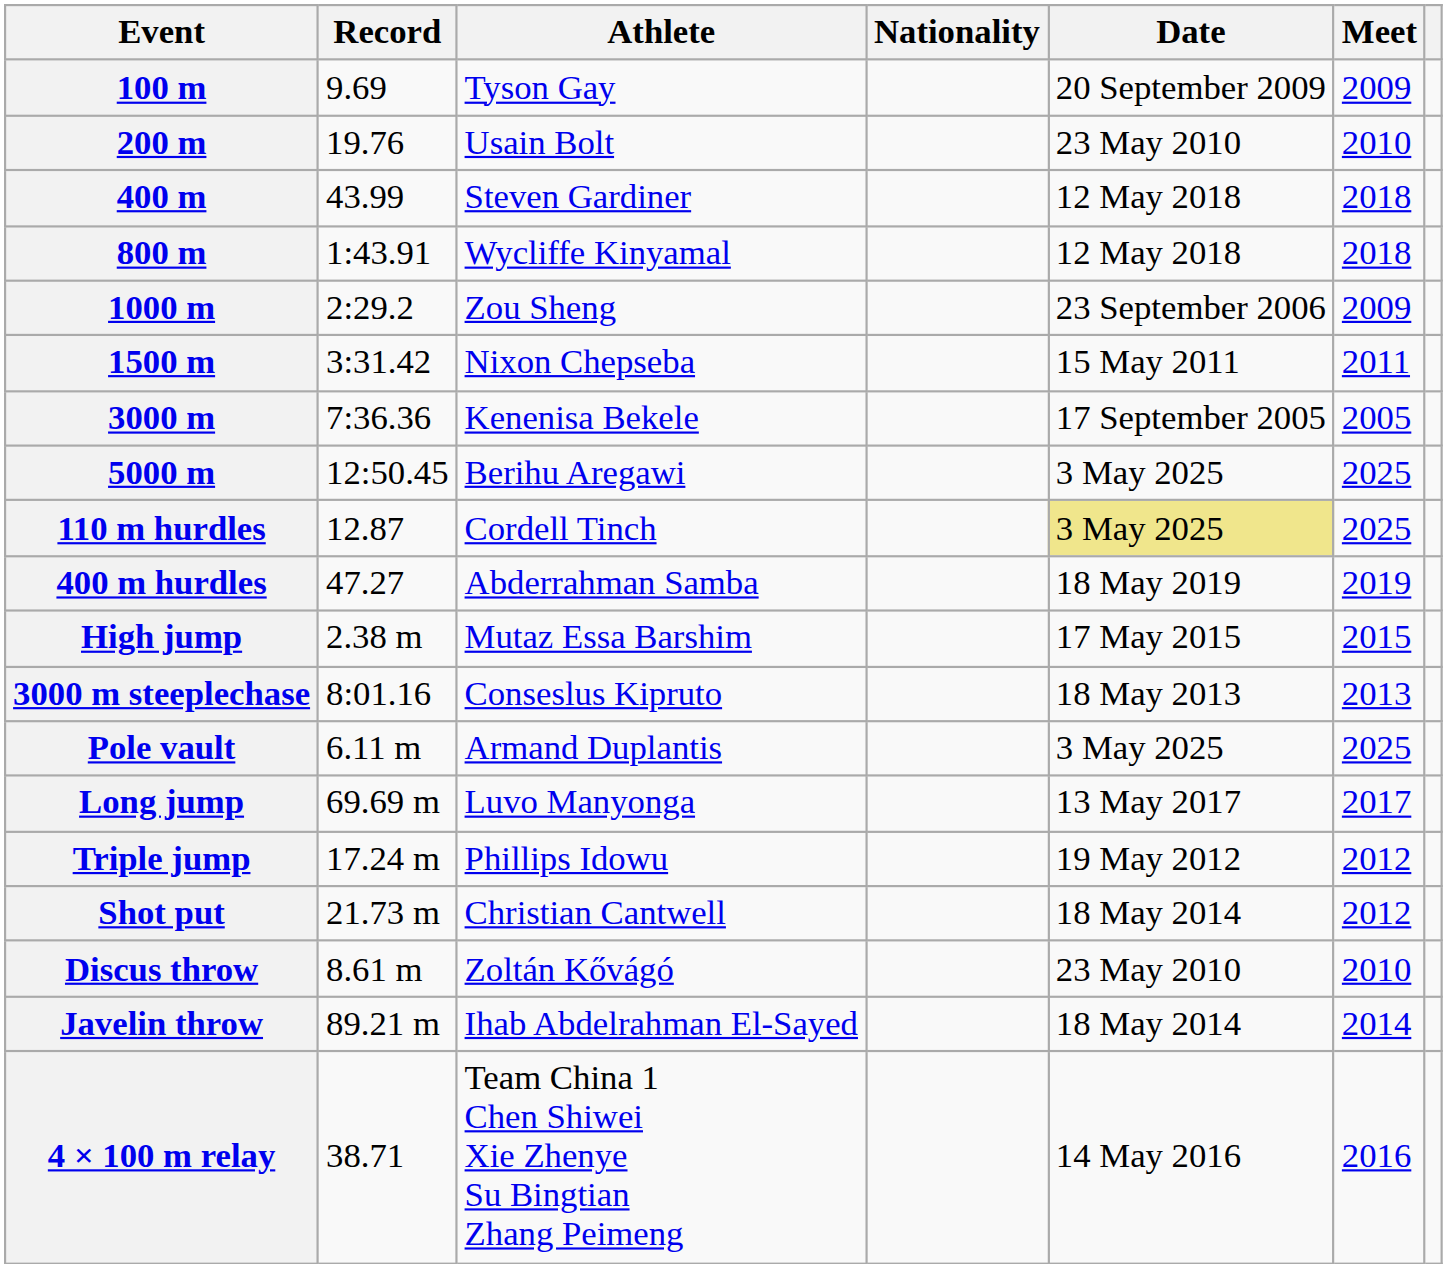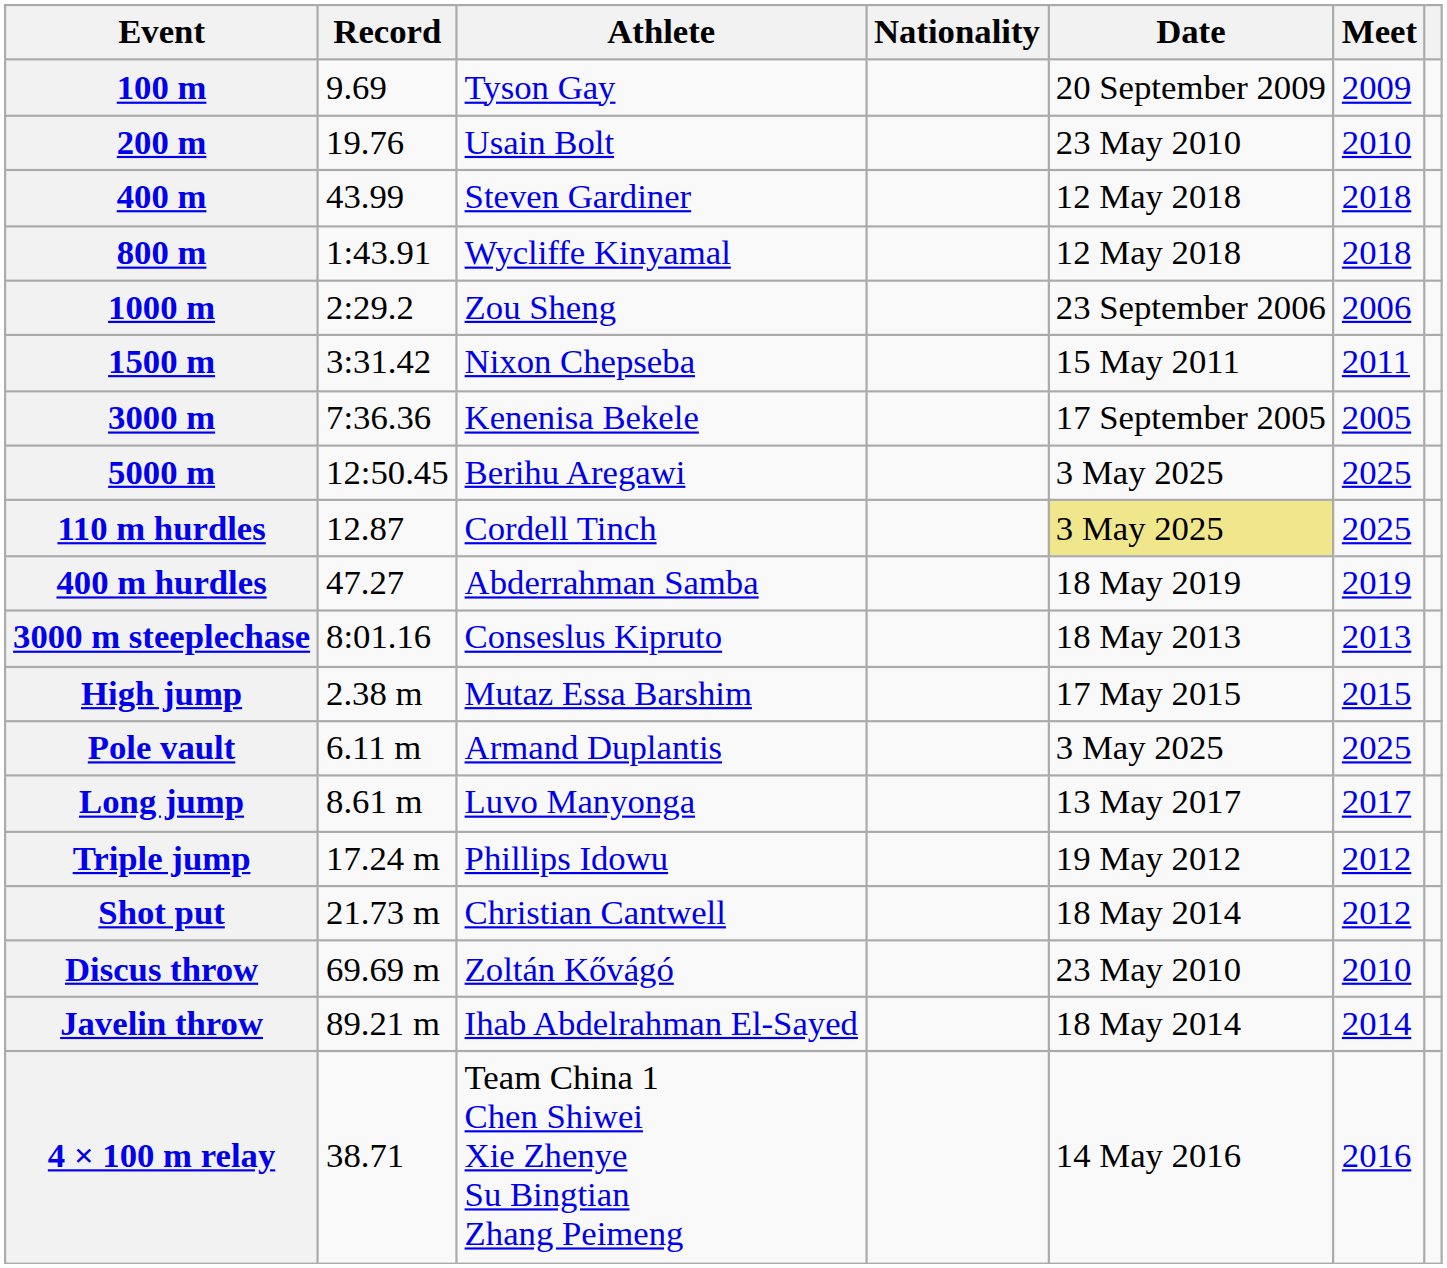(1377, 307) 2009 -> (1377, 307) 2006
rows swapped: (162, 692) <-> (162, 637)
(383, 802) 69.69 m -> (374, 802) 8.61 m
(374, 968) 8.61 m -> (383, 968) 69.69 m
